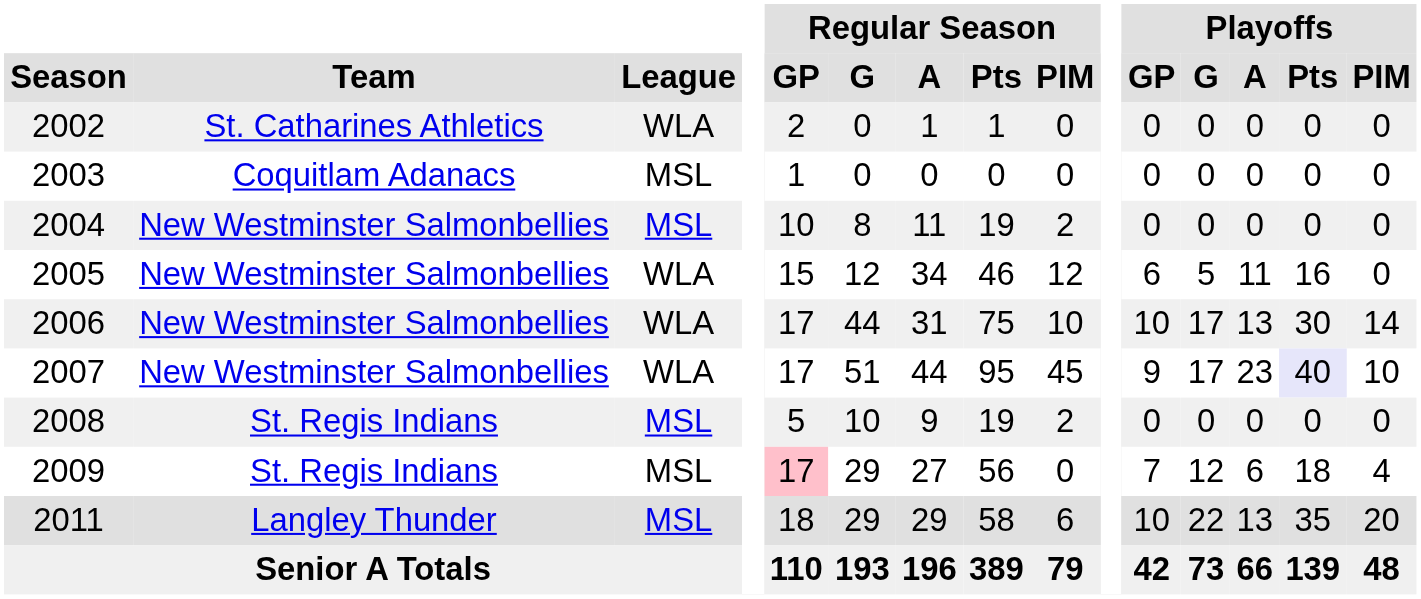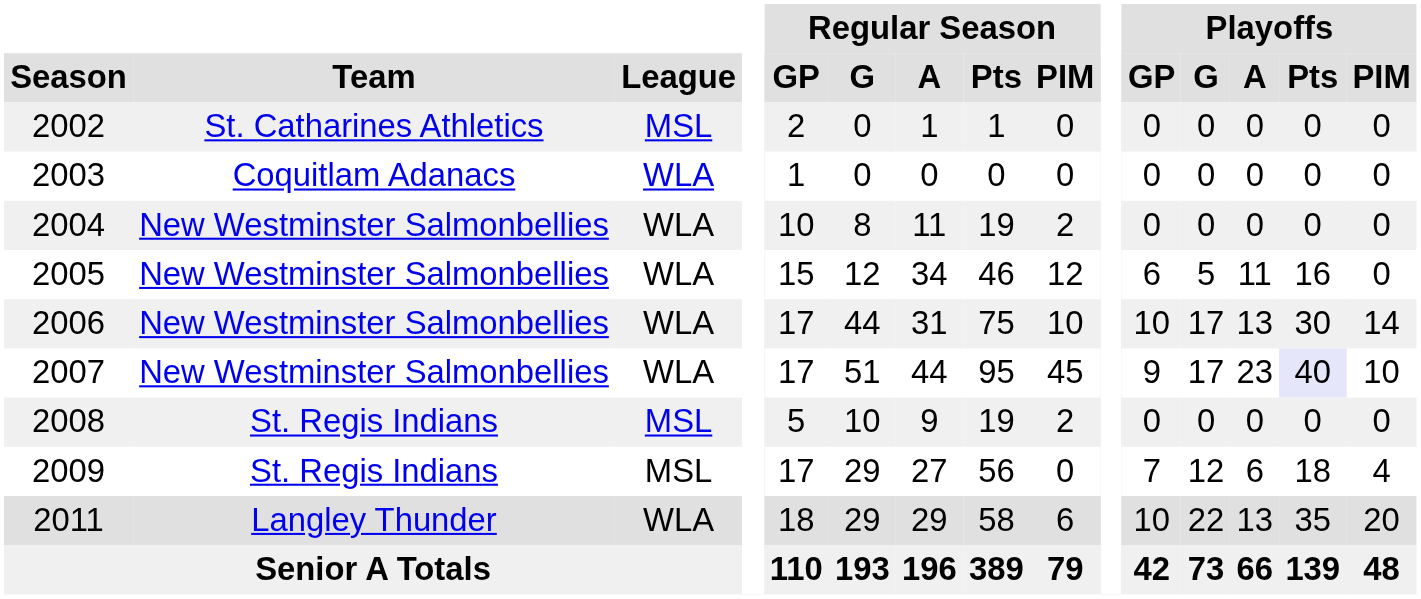(679, 126) WLA -> (679, 126) MSL
(679, 175) MSL -> (679, 175) WLA
(679, 224) MSL -> (679, 224) WLA
(796, 470) pink background -> (796, 470) no background
(679, 520) MSL -> (679, 520) WLA
